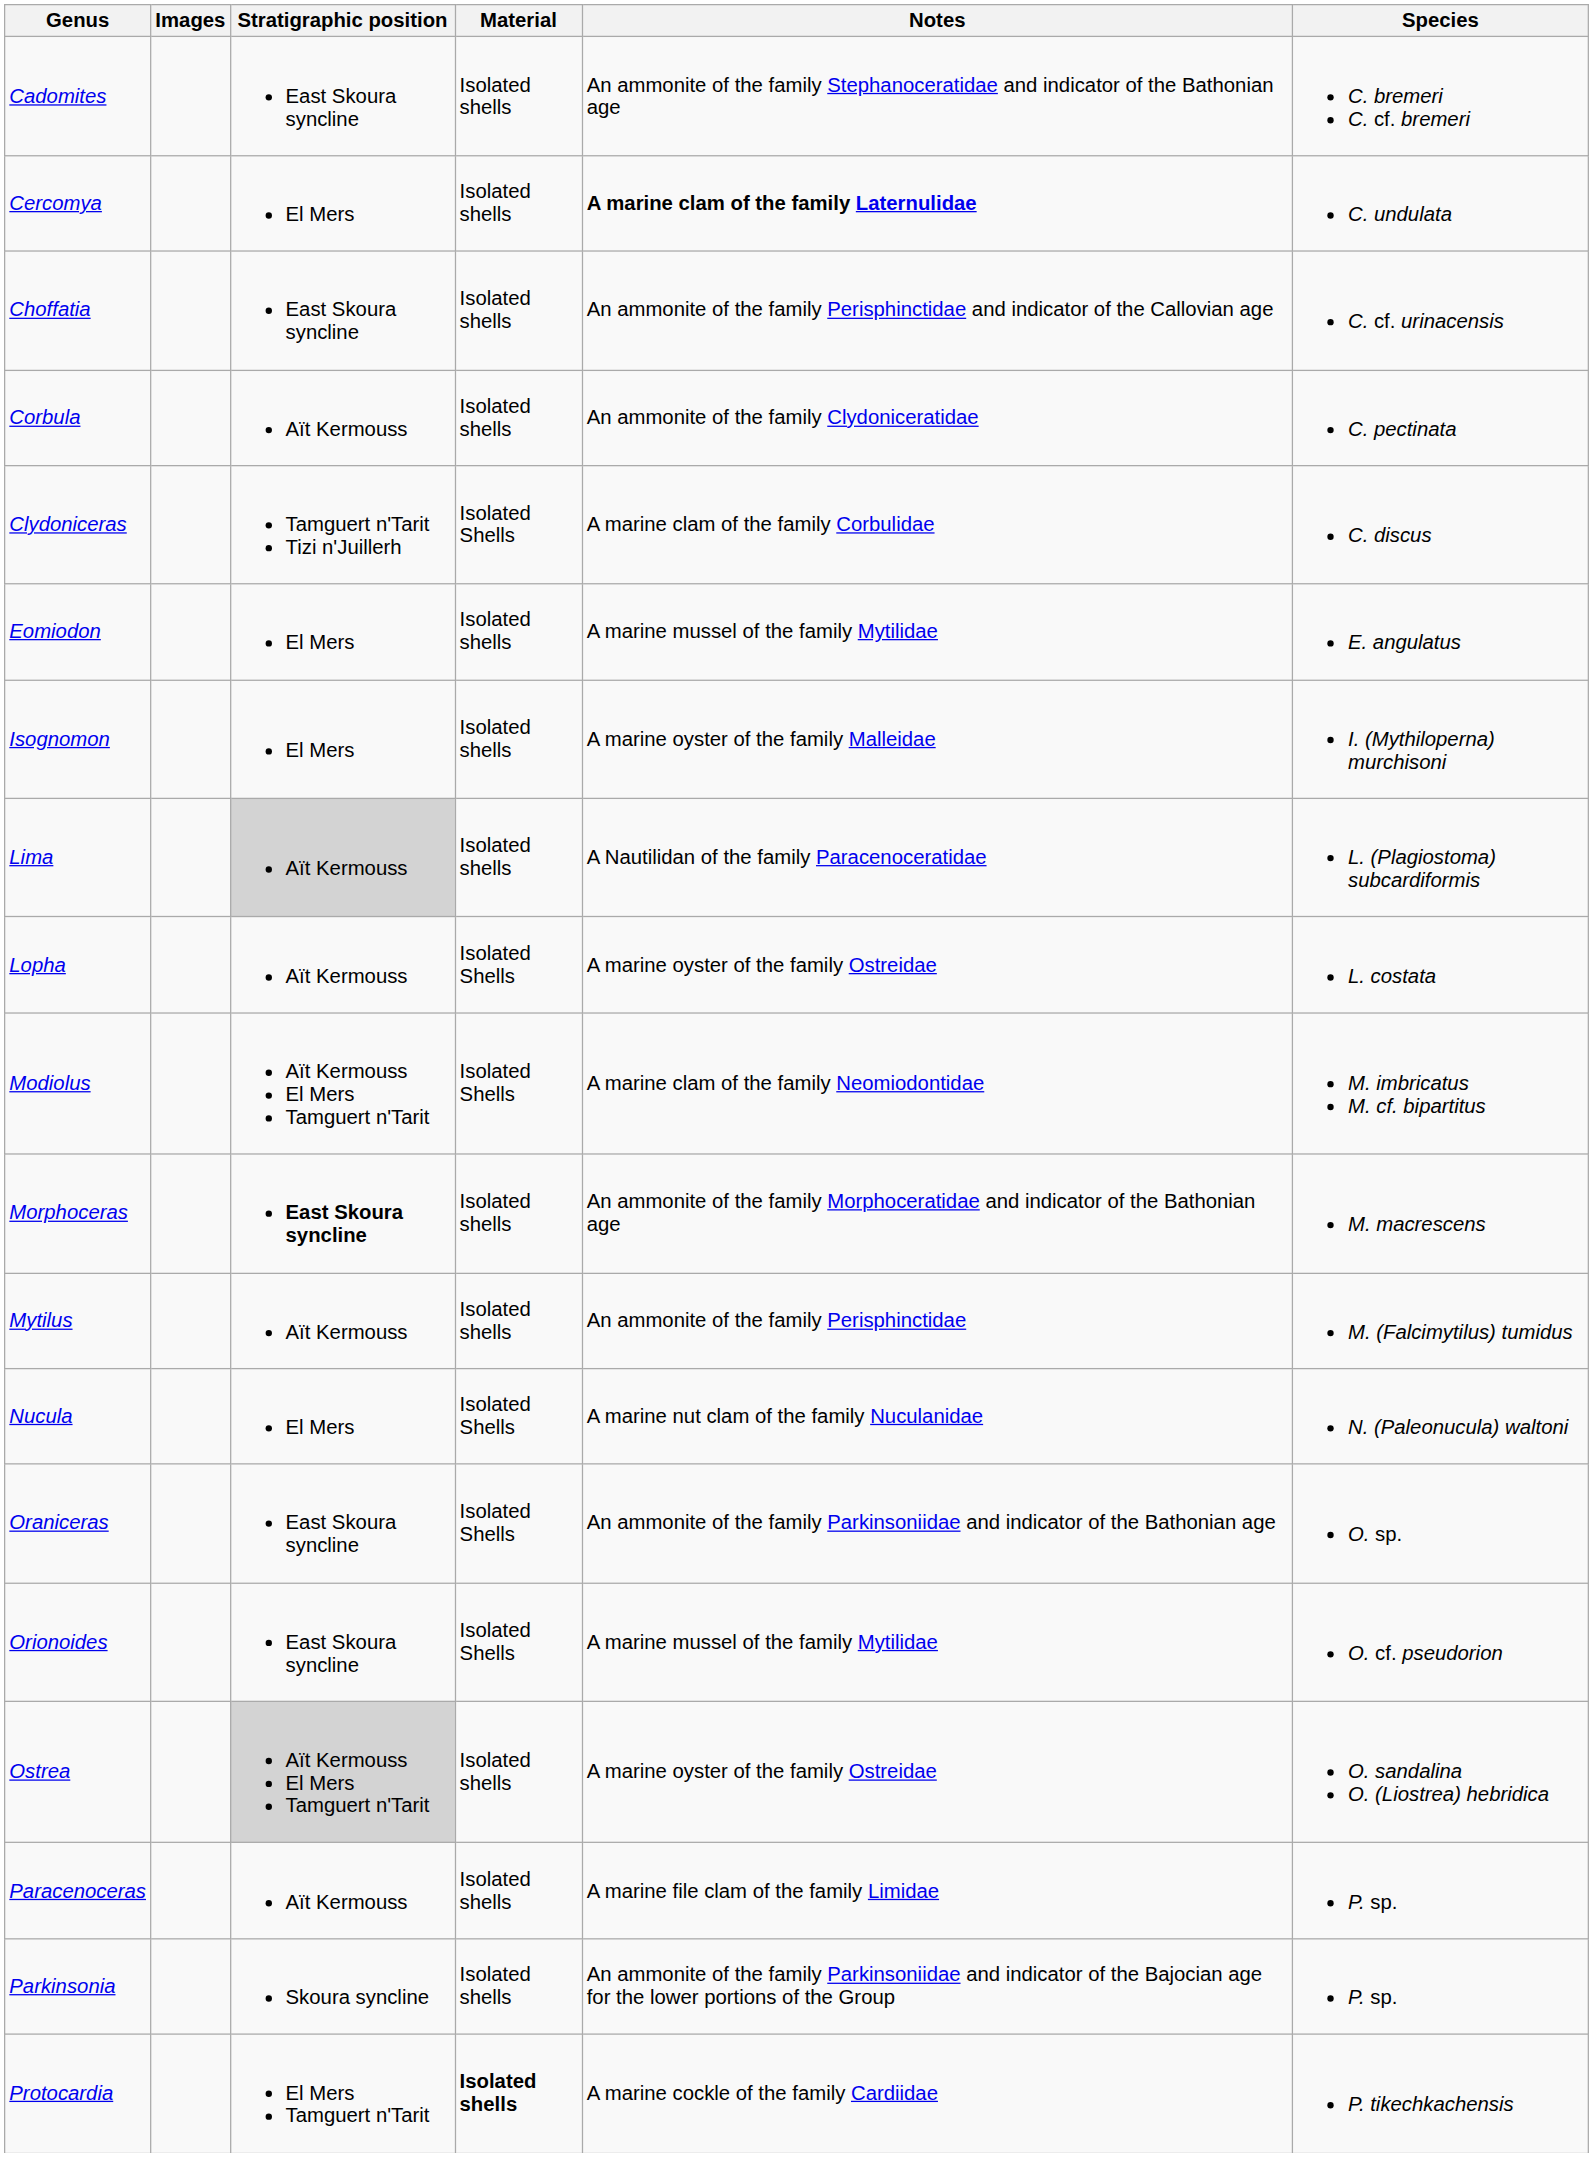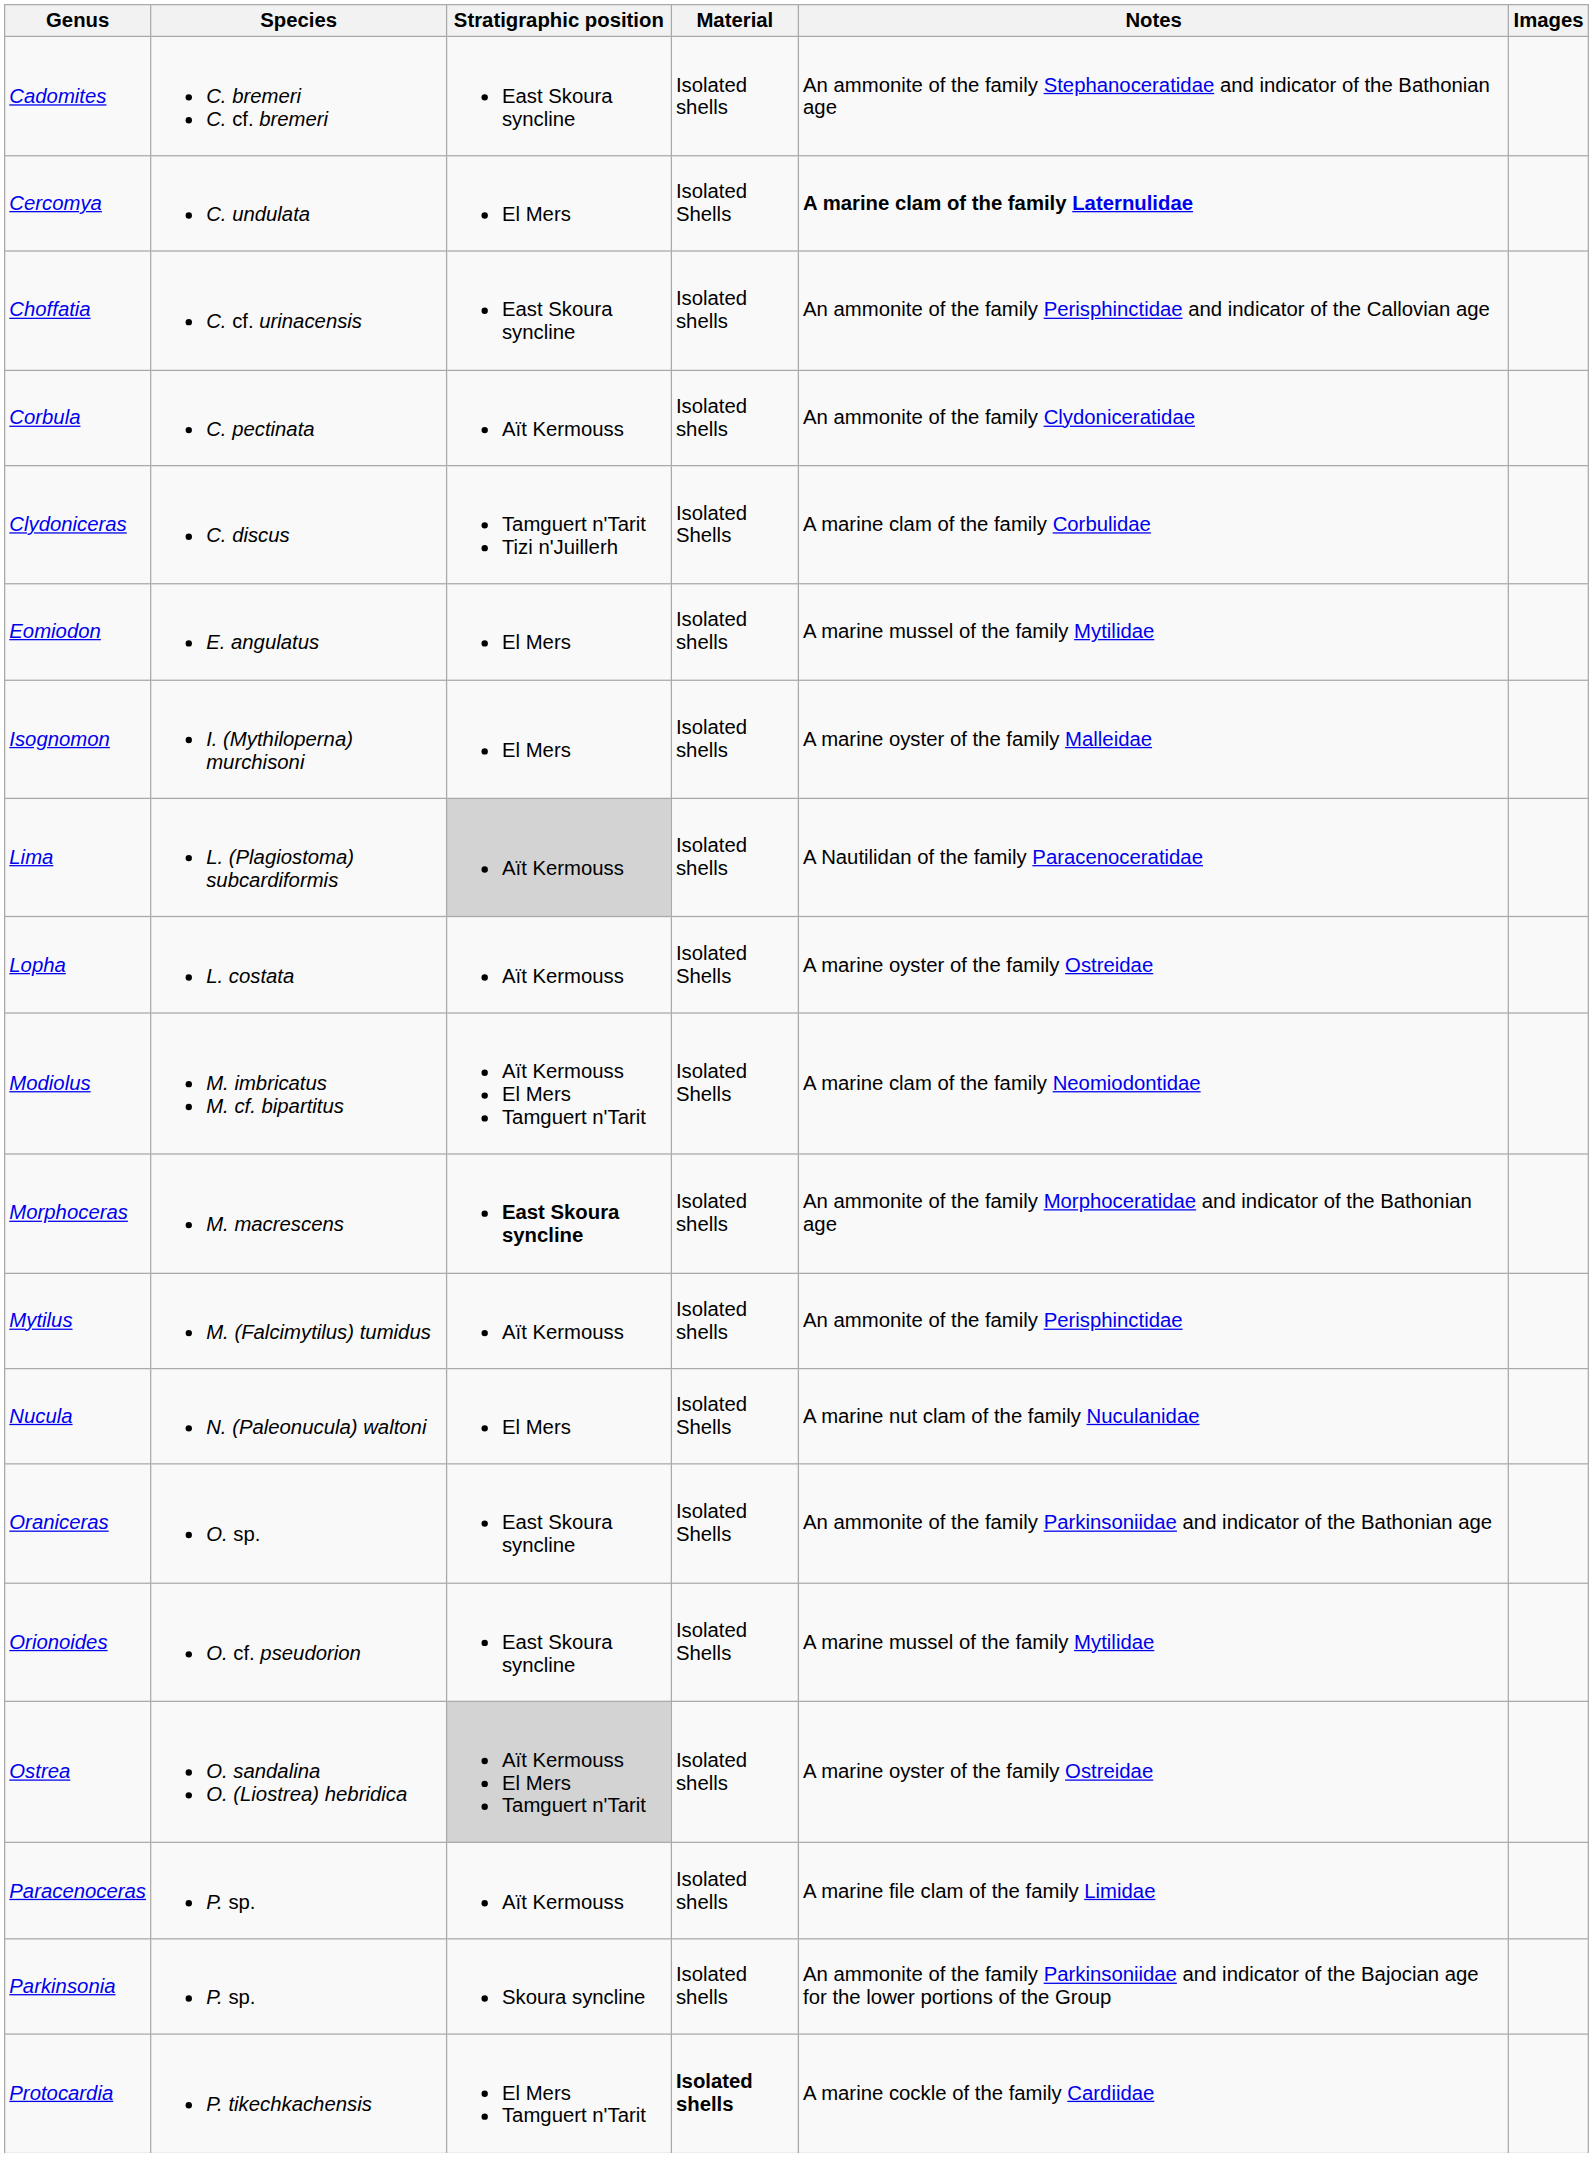columns swapped: (1440, 20) <-> (190, 20)
(495, 203) Isolated shells -> (712, 203) Isolated Shells
